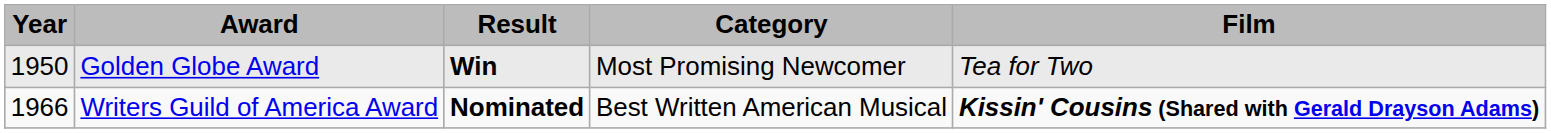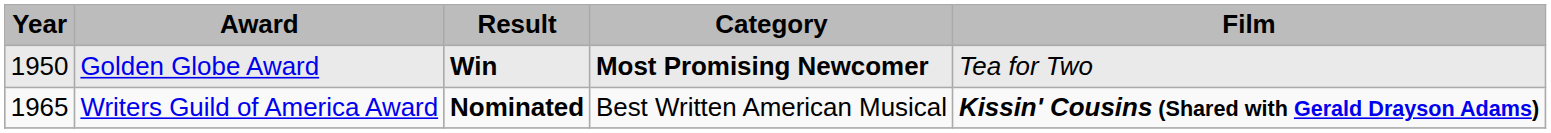(751, 66) normal -> (762, 66) bold
(40, 107) 1966 -> (40, 107) 1965
